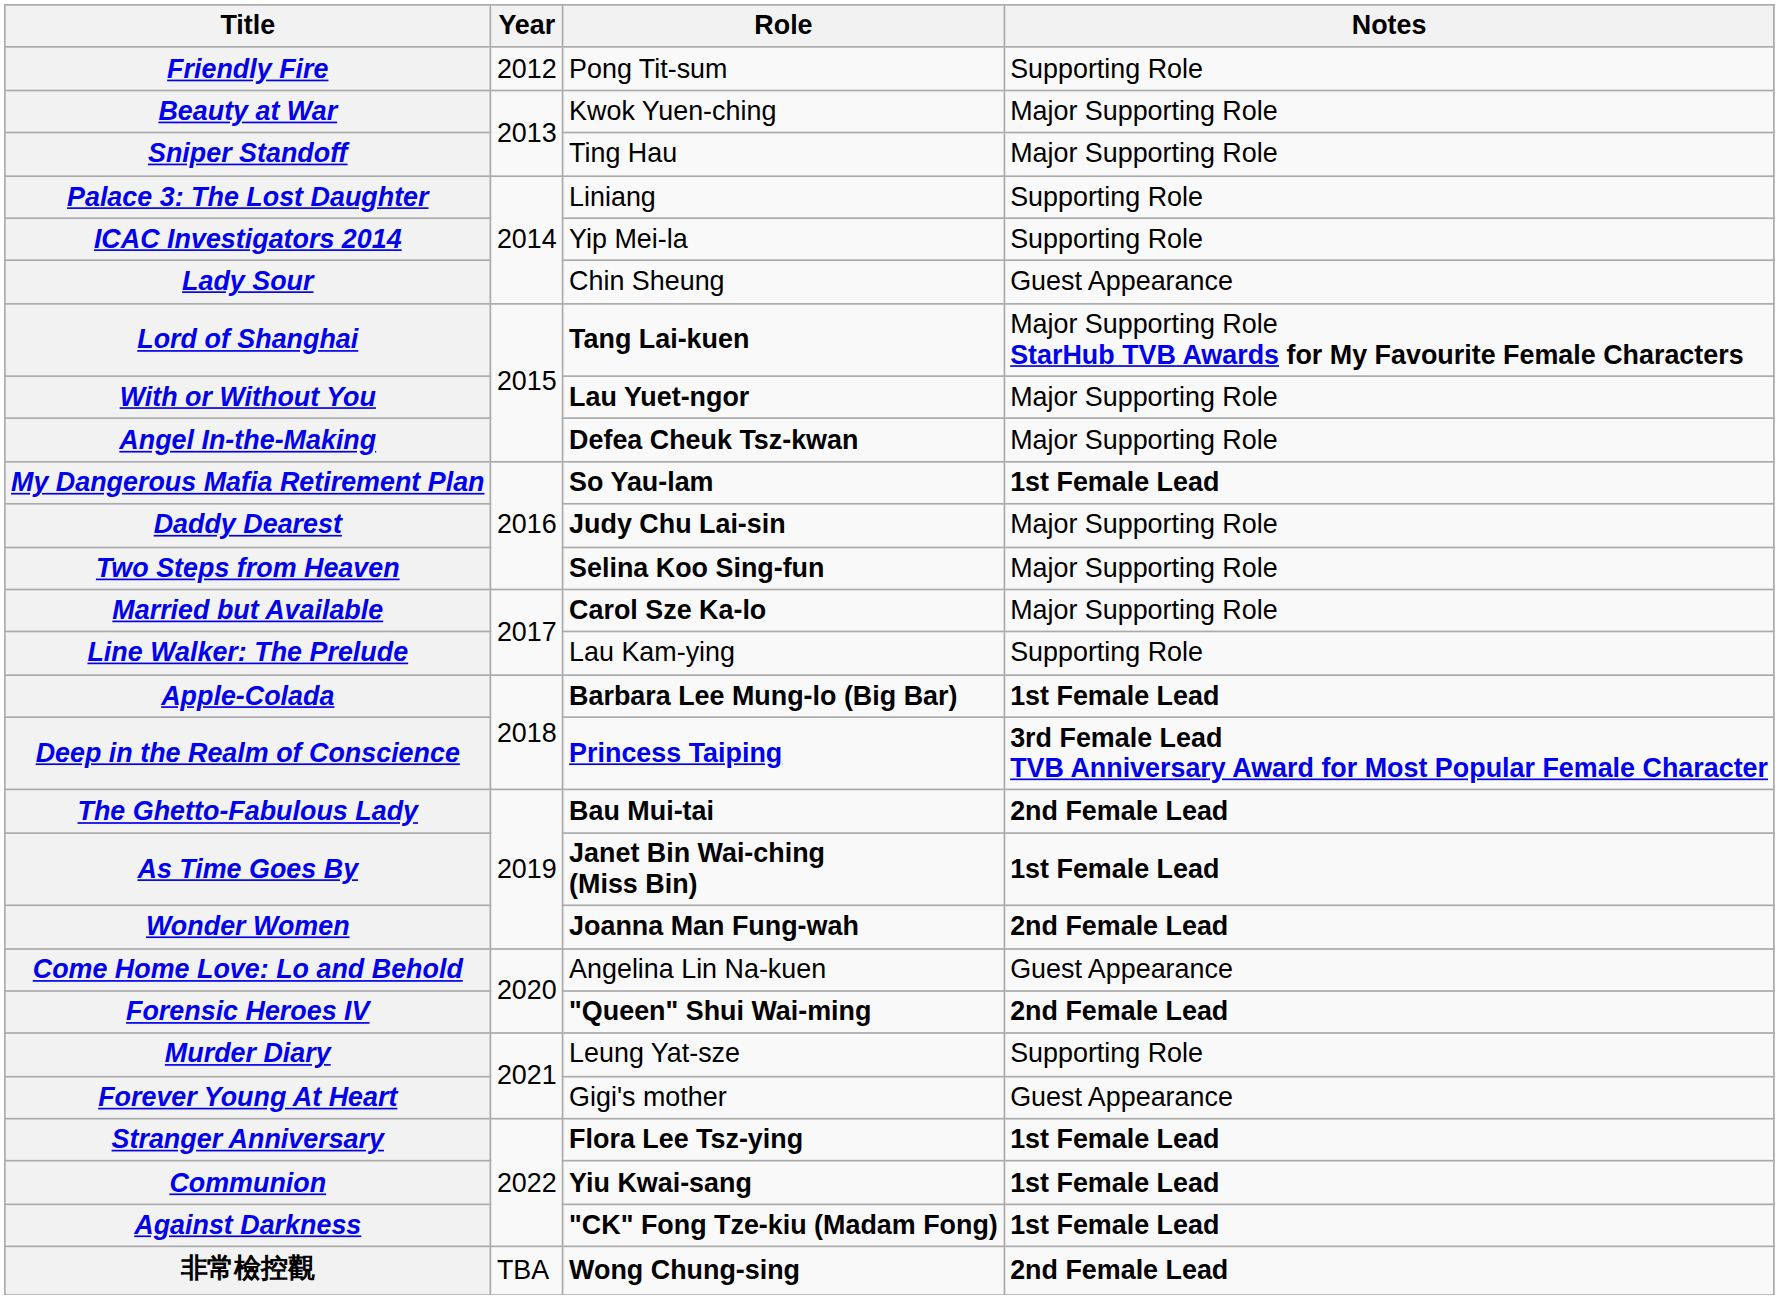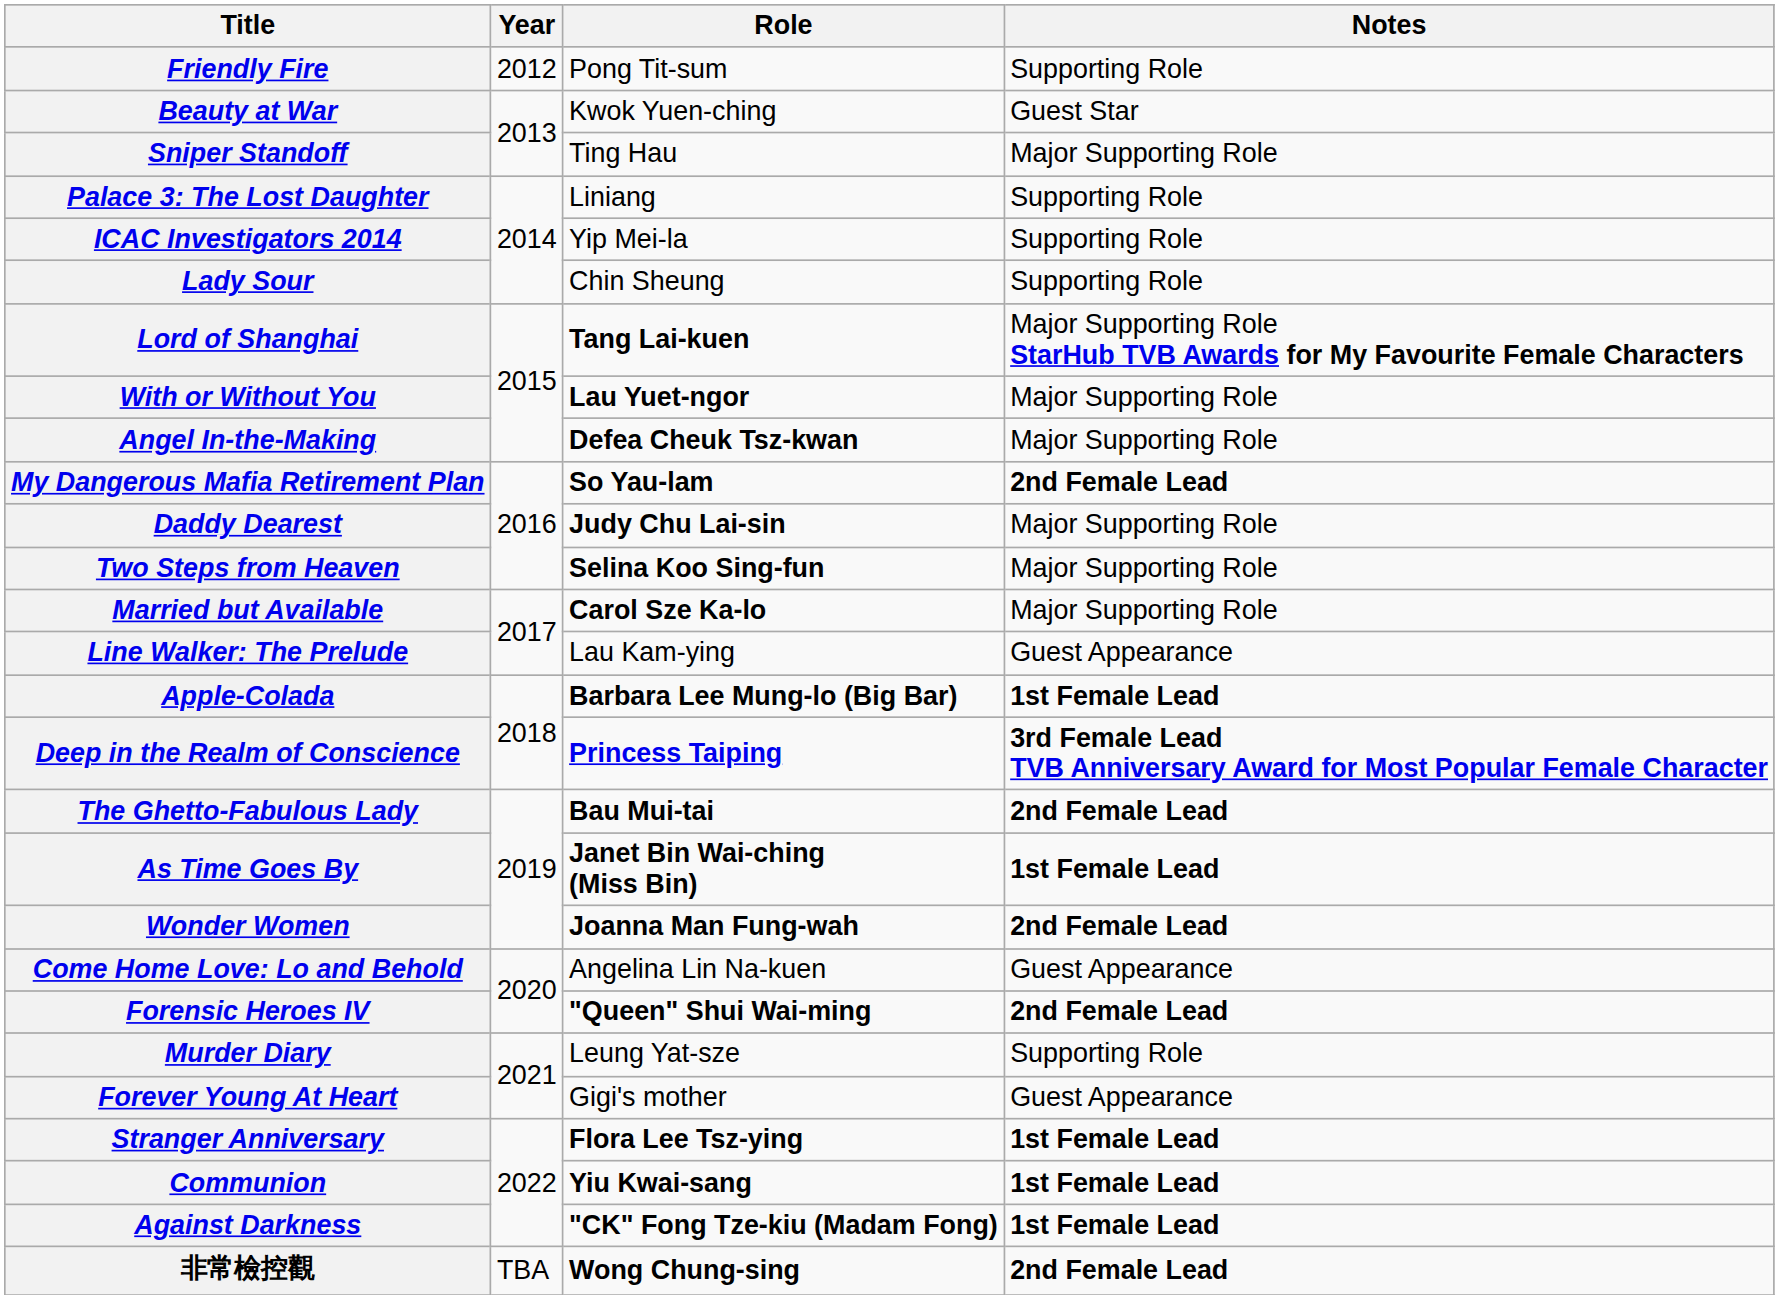(1144, 111) Major Supporting Role -> (1074, 111) Guest Star
(1122, 281) Guest Appearance -> (1107, 281) Supporting Role
(1115, 482) 1st Female Lead -> (1119, 482) 2nd Female Lead
(1107, 652) Supporting Role -> (1122, 652) Guest Appearance
